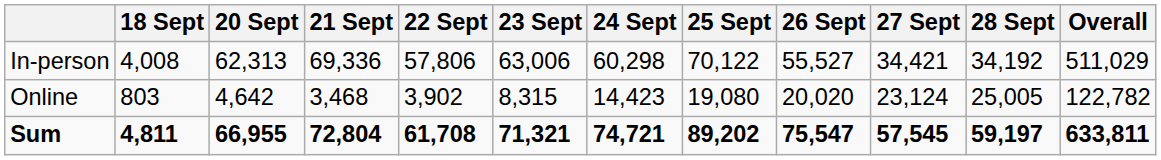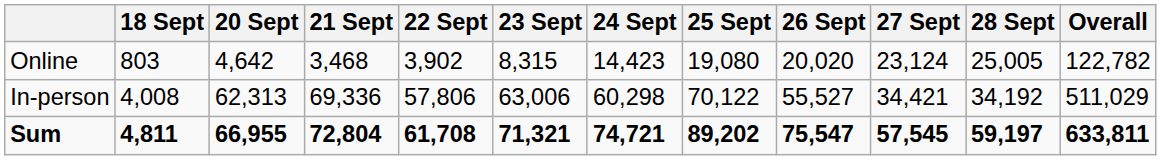rows swapped: (60, 60) <-> (44, 97)
